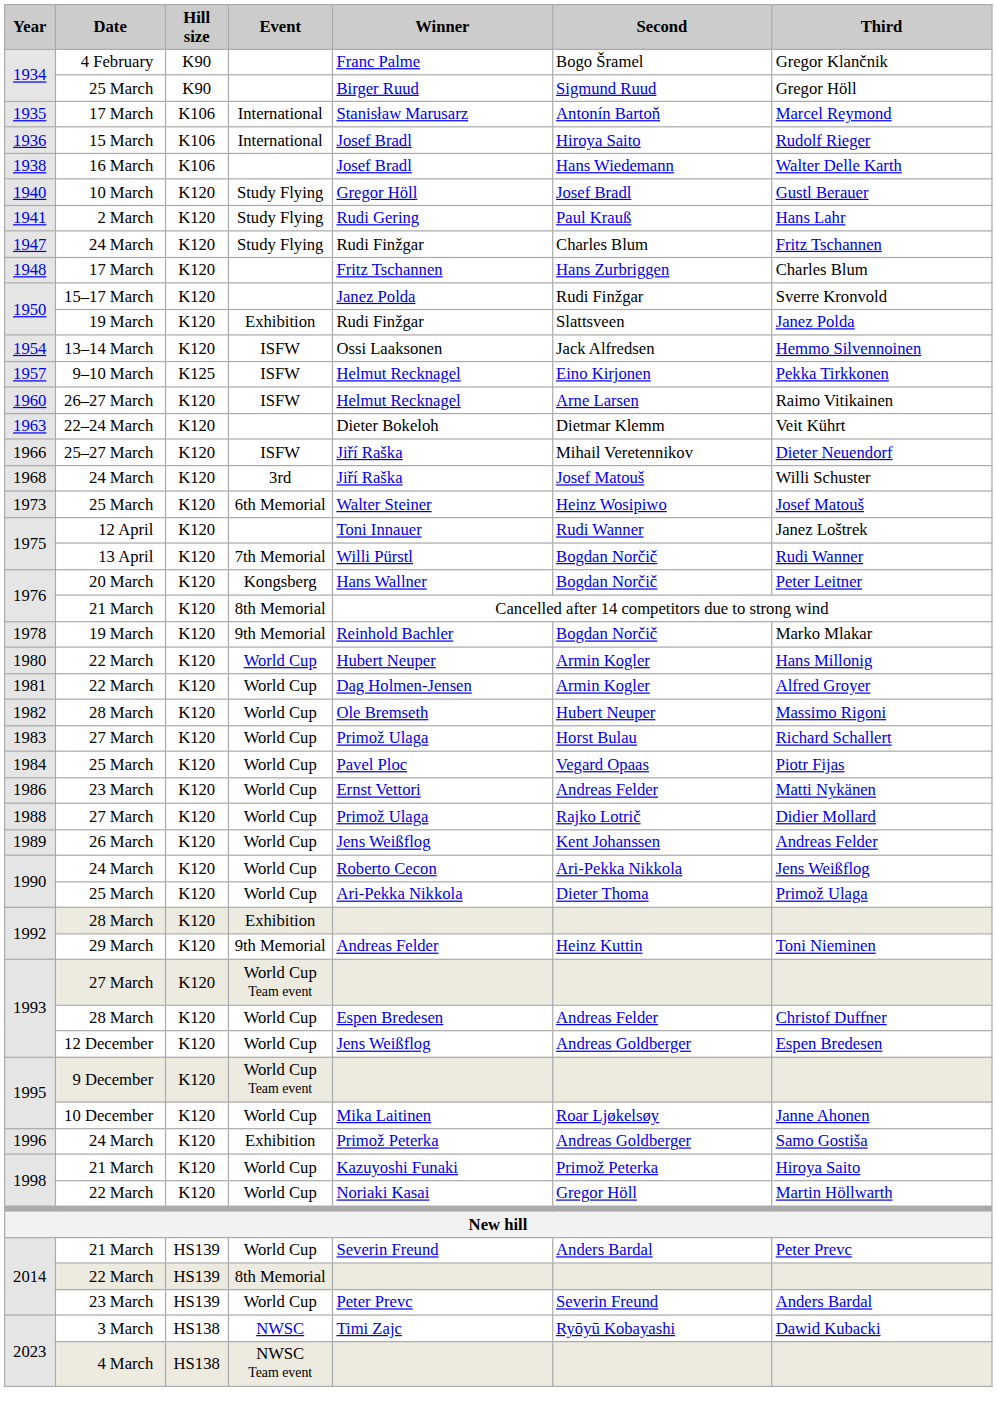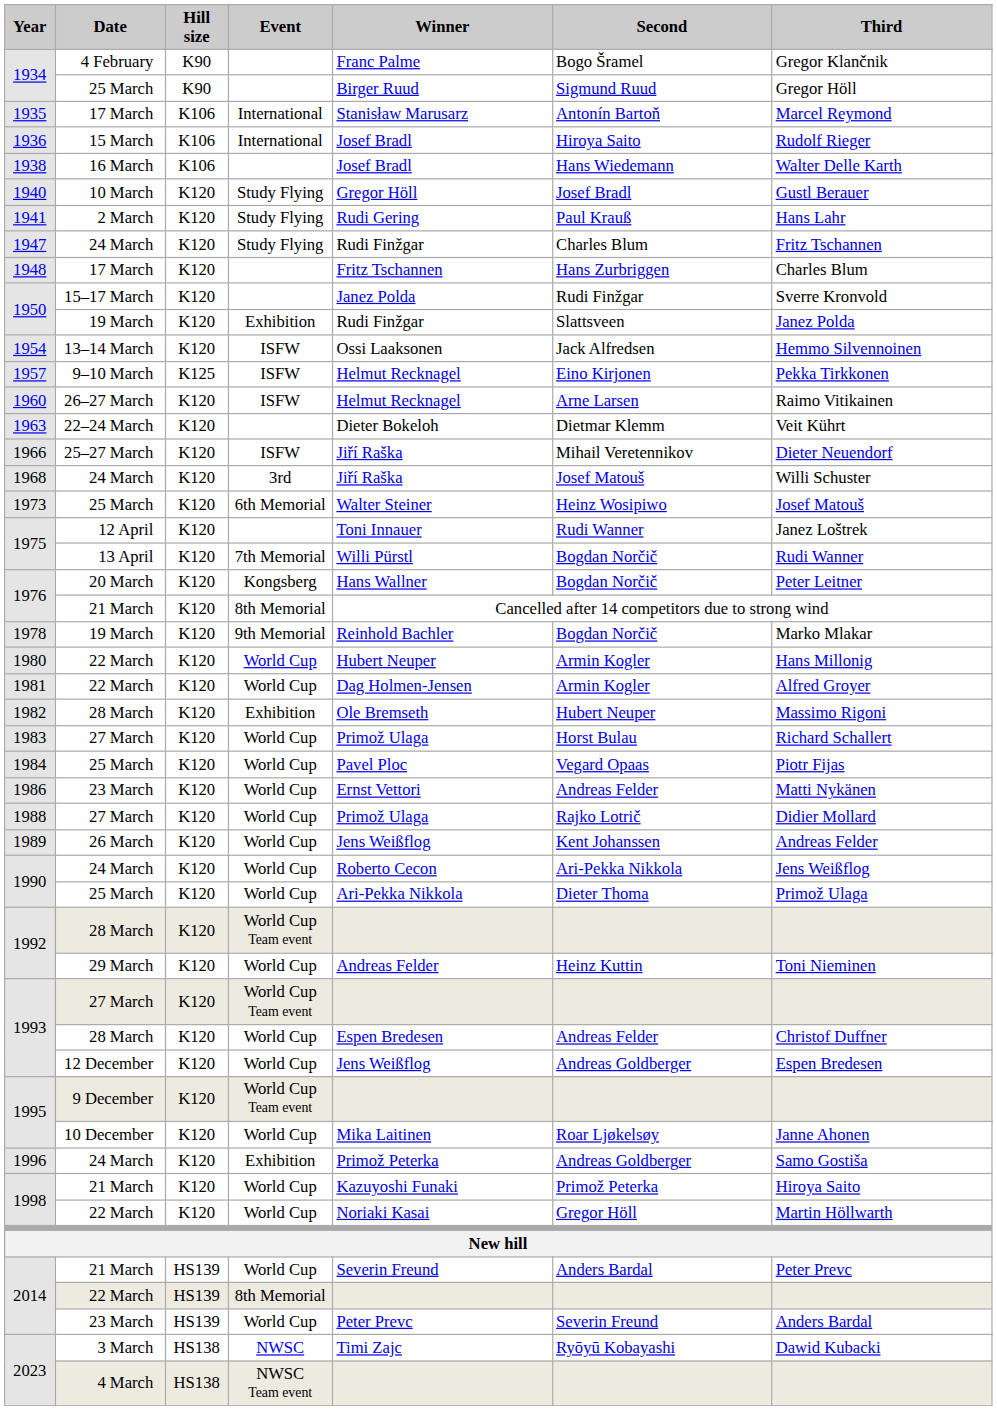(280, 712) World Cup -> (280, 712) Exhibition
(280, 920) Exhibition -> (280, 928) World Cup Team event
(280, 946) 9th Memorial -> (280, 965) World Cup
